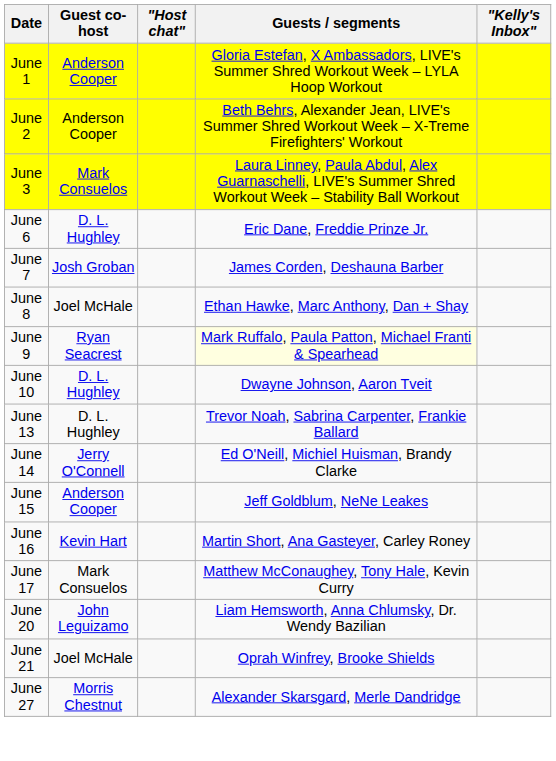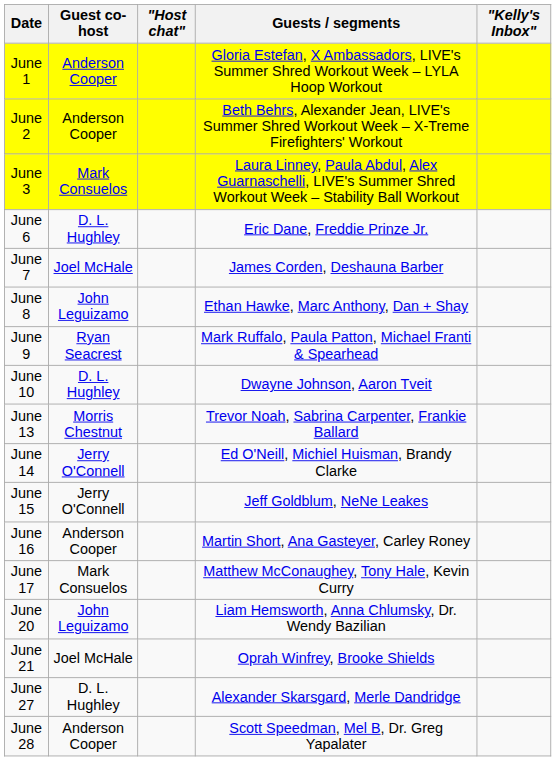(93, 267) Josh Groban -> (93, 267) Joel McHale
(93, 306) Joel McHale -> (93, 306) John Leguizamo
(336, 345) lightyellow background -> (336, 345) no background
(93, 423) D. L. Hughley -> (93, 423) Morris Chestnut
(93, 502) Anderson Cooper -> (93, 502) Jerry O'Connell
(93, 541) Kevin Hart -> (93, 541) Anderson Cooper
(93, 697) Morris Chestnut -> (93, 697) D. L. Hughley
+ row: (26, 736)
